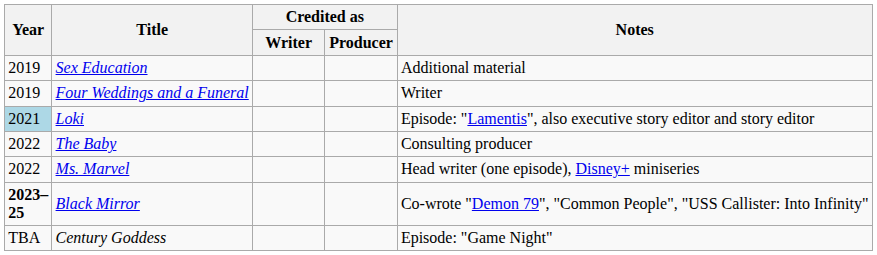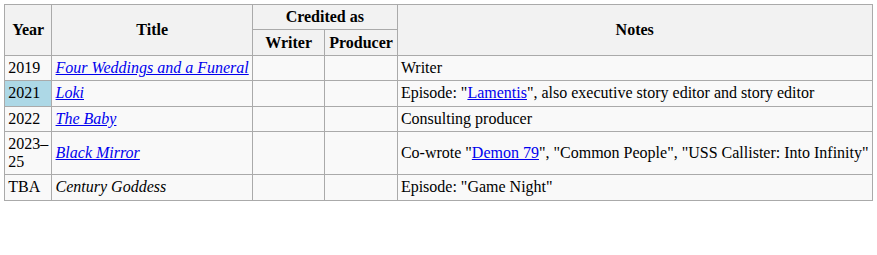- row: (102, 67)
- row: (92, 169)
(28, 203) bold -> (28, 153) normal
